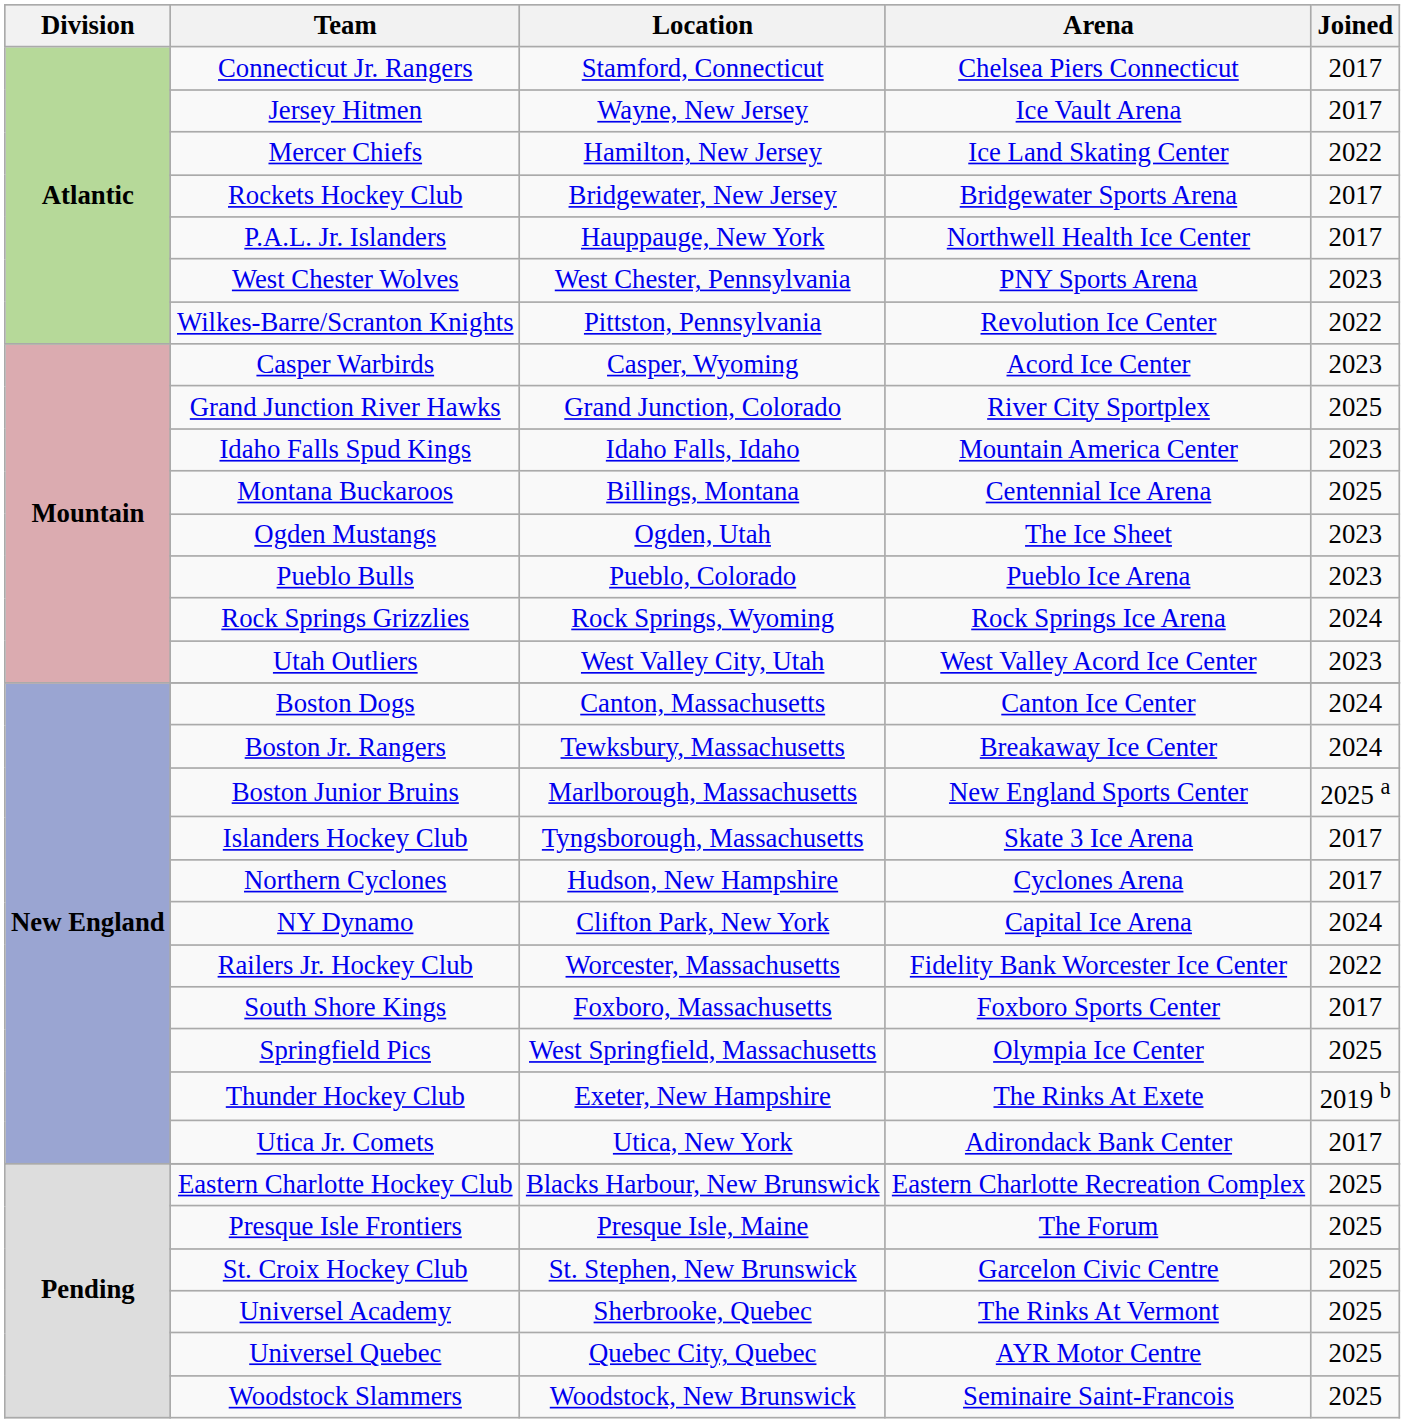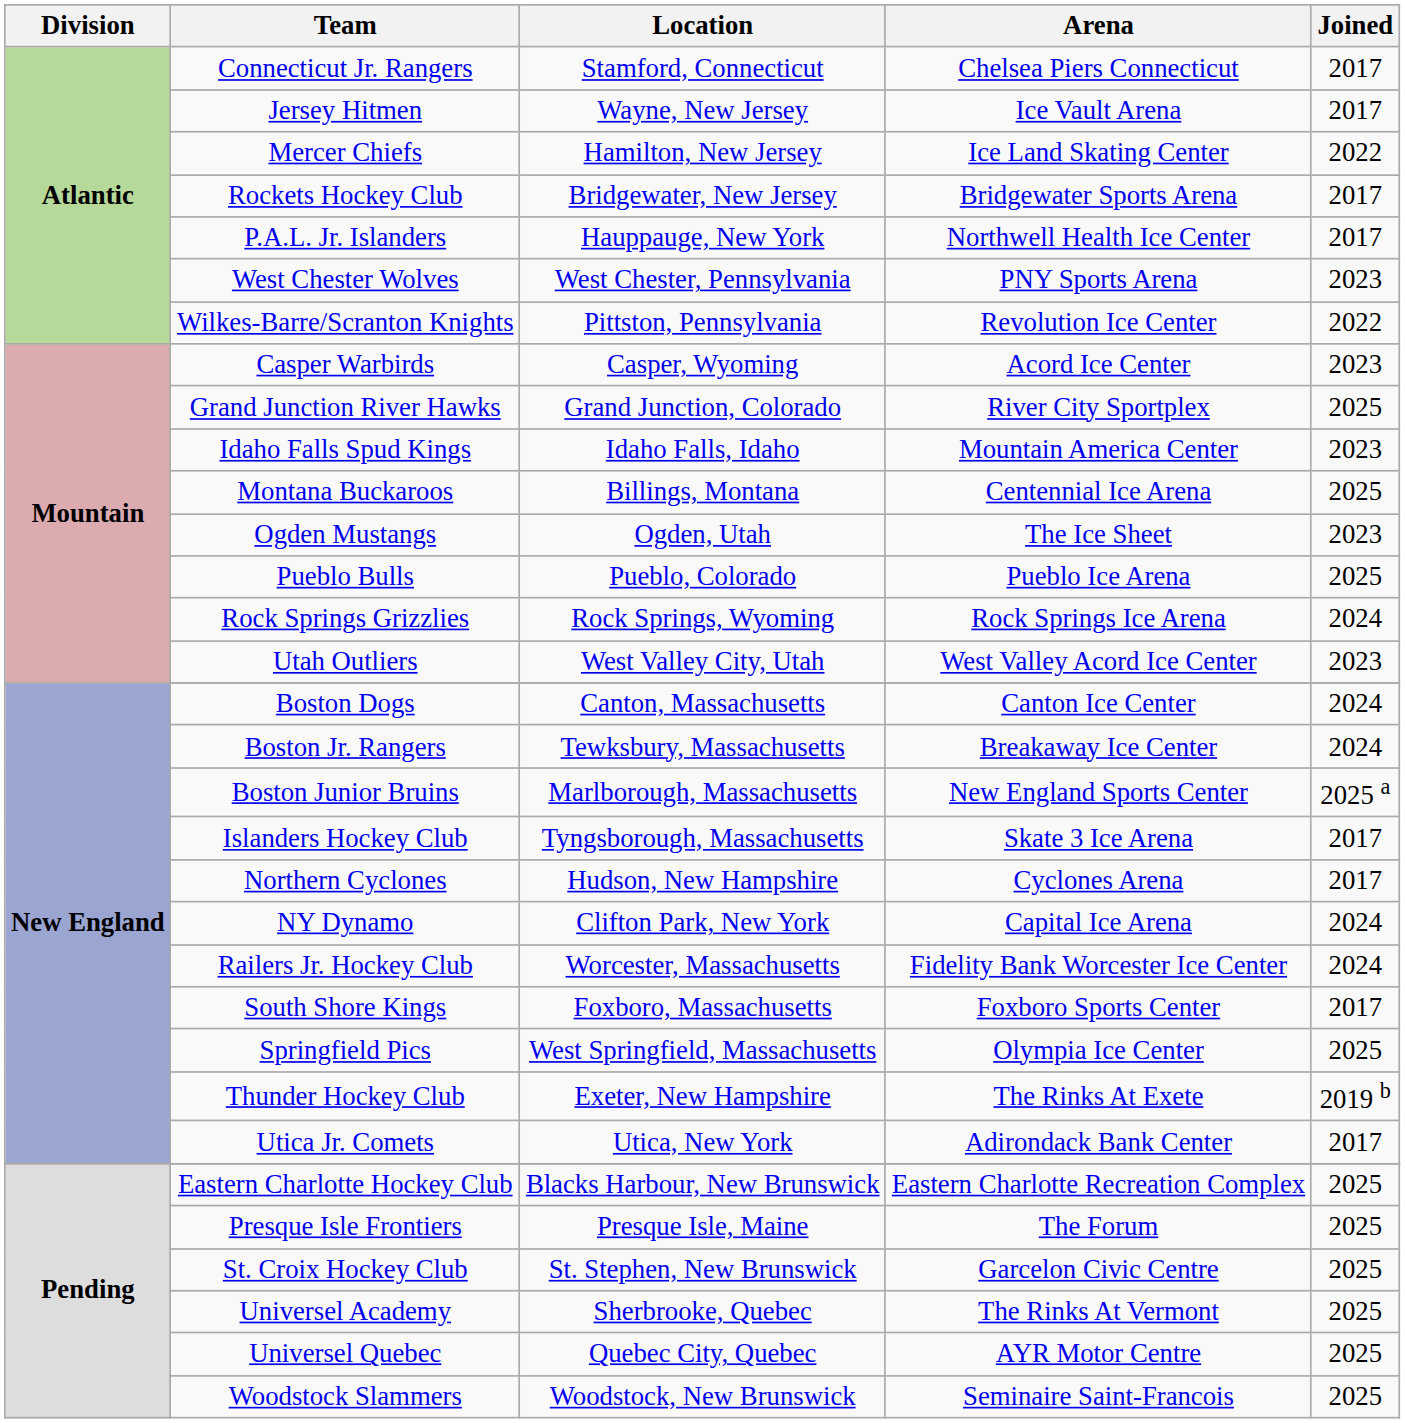(1355, 576) 2023 -> (1355, 576) 2025
(1355, 965) 2022 -> (1355, 965) 2024
